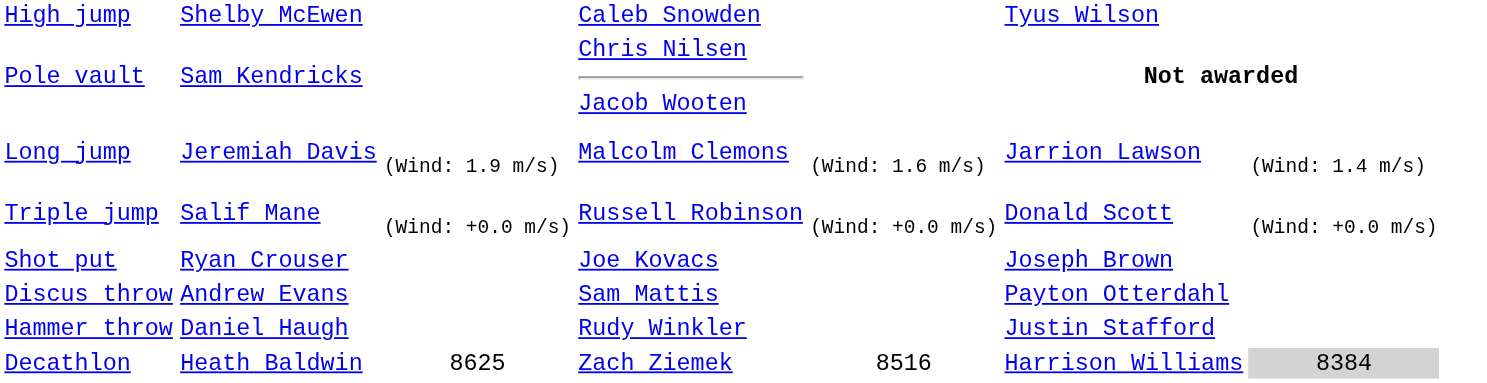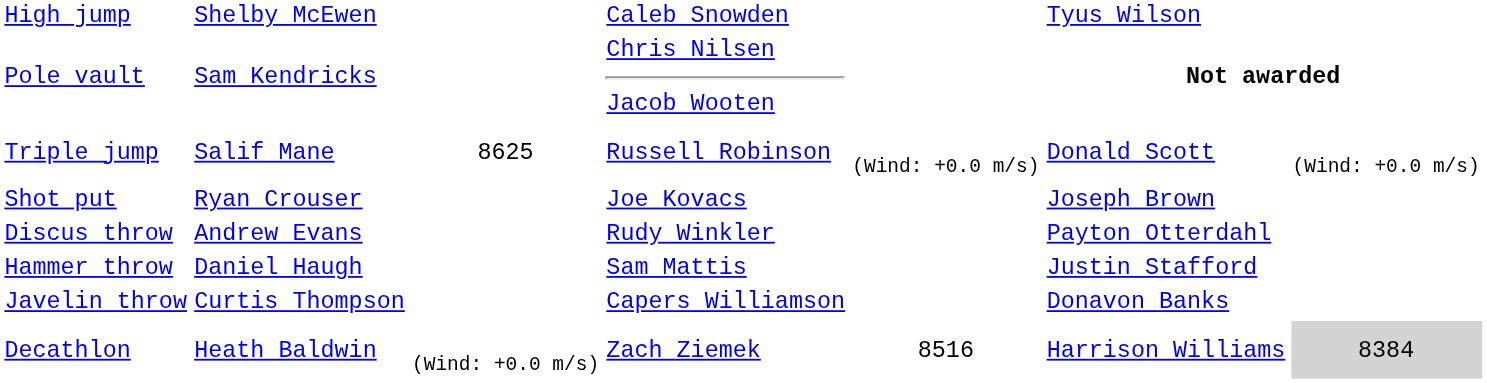- row: (68, 152)
(477, 227) (Wind: +0.0 m/s) -> (506, 152) 8625
(648, 295) Sam Mattis -> (691, 234) Rudy Winkler
(663, 329) Rudy Winkler -> (677, 268) Sam Mattis
+ row: (96, 302)
(477, 363) 8625 -> (506, 364) (Wind: +0.0 m/s)
